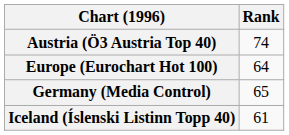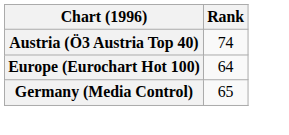- row: (122, 117)
